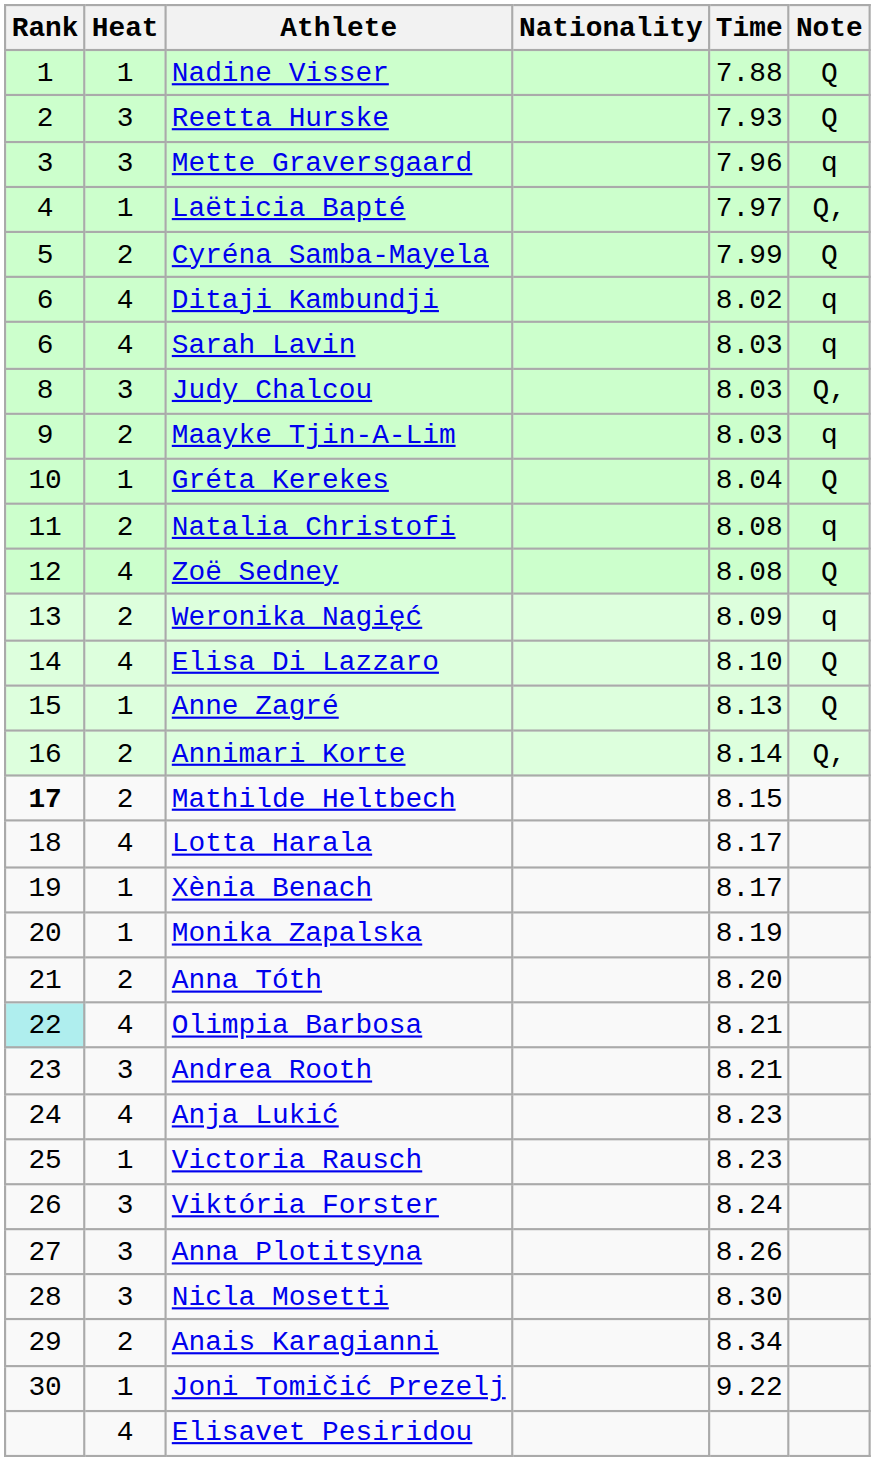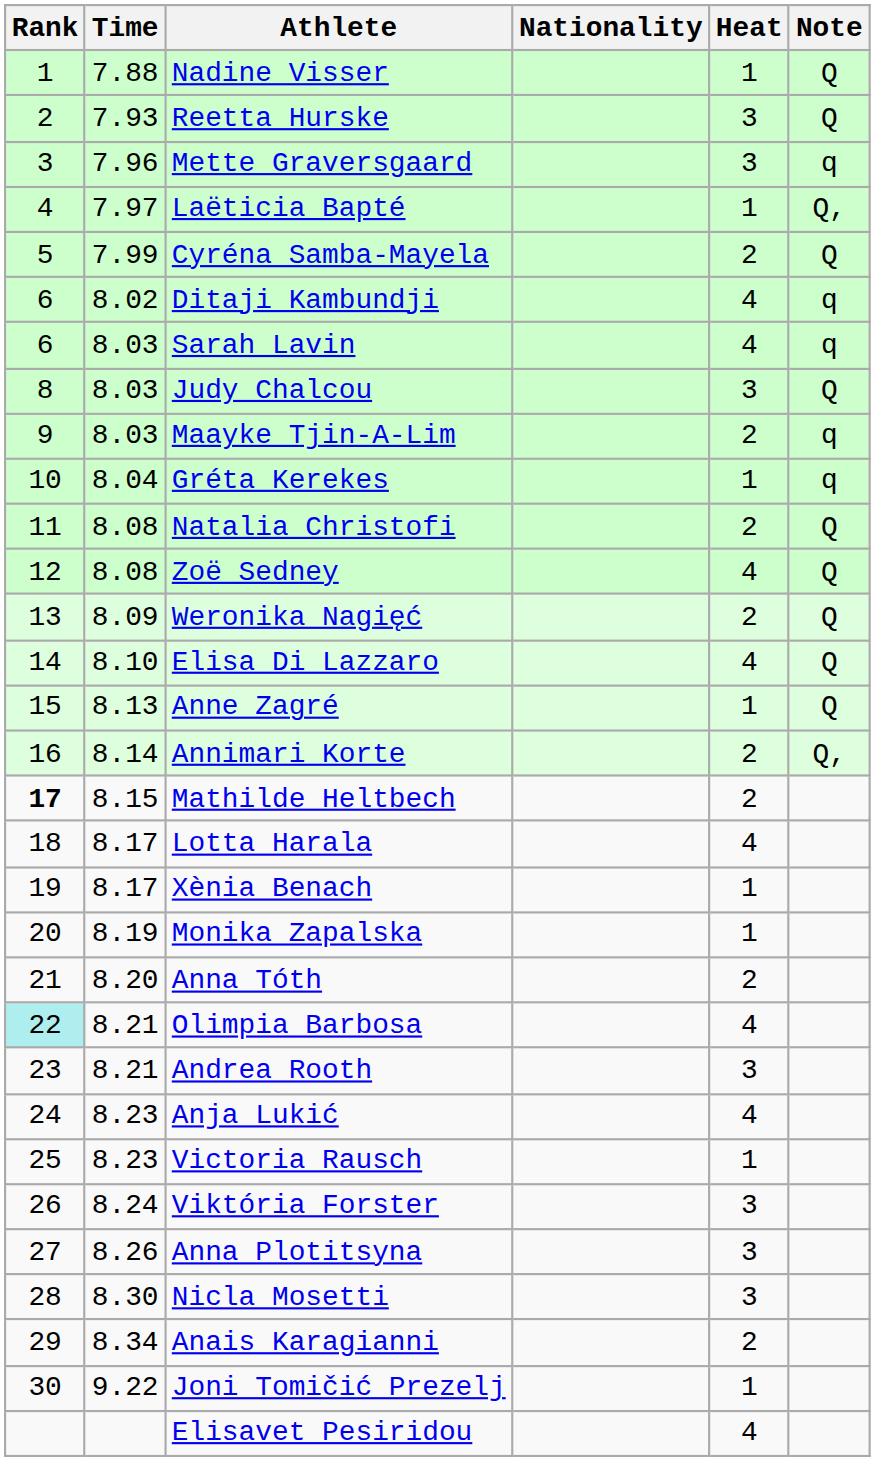columns swapped: (125, 28) <-> (749, 28)
(829, 390) Q, -> (829, 390) Q
(829, 481) Q -> (829, 481) q
(829, 526) q -> (829, 526) Q
(829, 617) q -> (829, 617) Q
